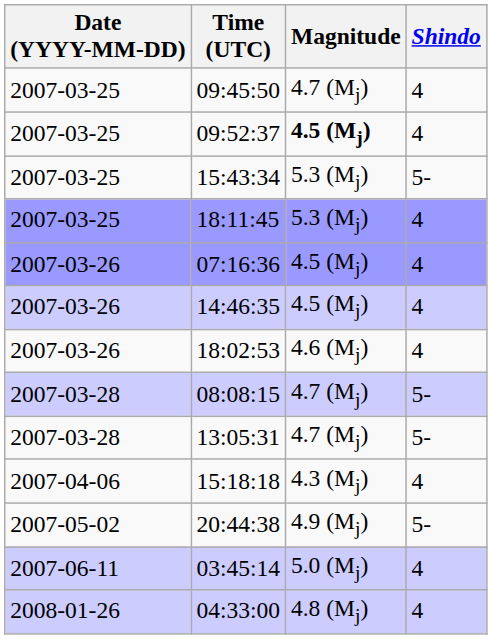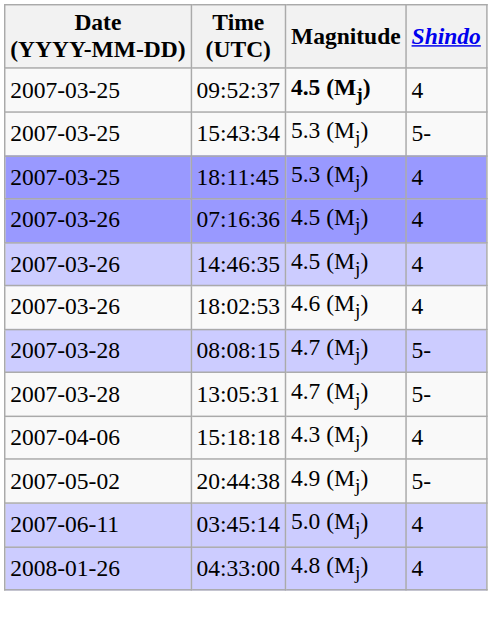- row: (238, 89)
